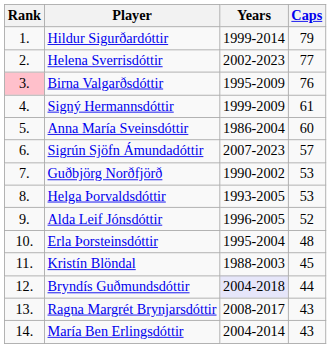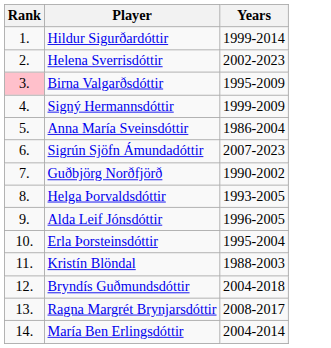- column: (307, 15)
(254, 286) lavender background -> (254, 286) no background
